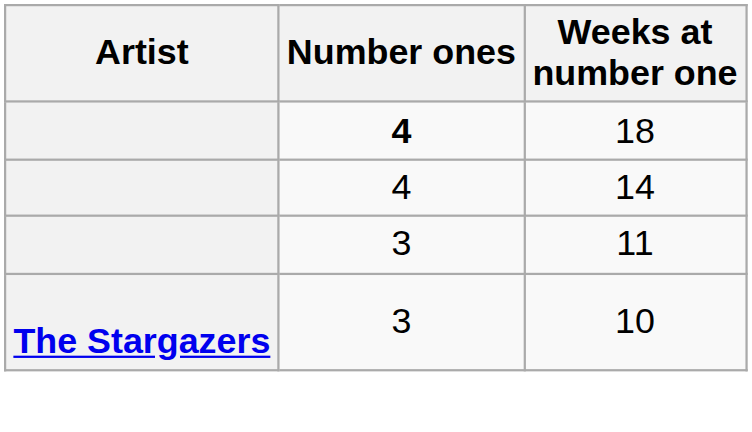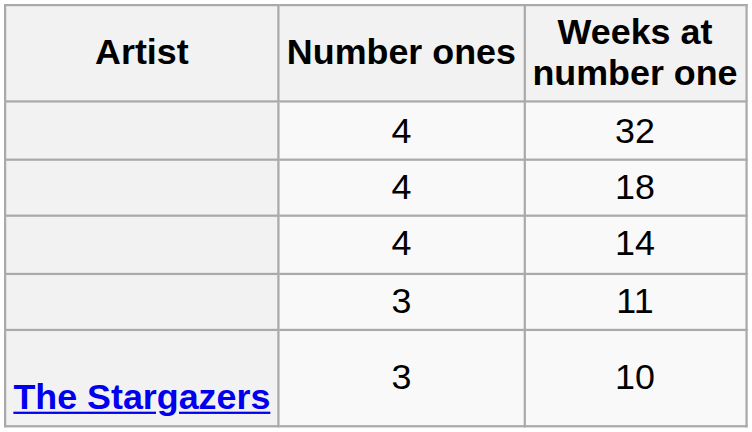+ row: (635, 130)
(401, 130) bold -> (401, 186) normal
